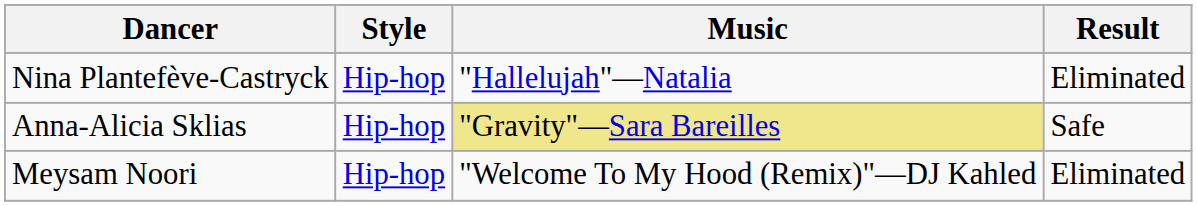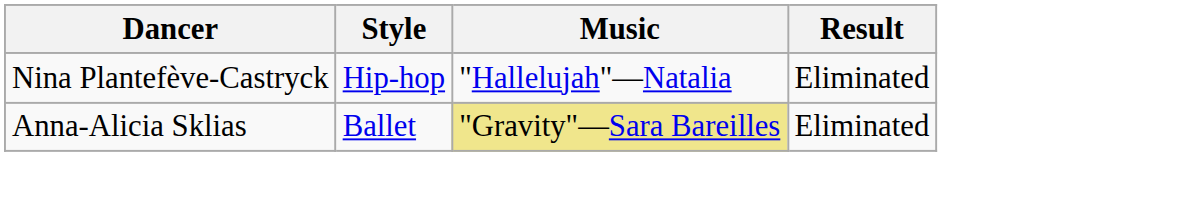(394, 126) Hip-hop -> (379, 126) Ballet
(1078, 126) Safe -> (862, 126) Eliminated
- row: (105, 175)
